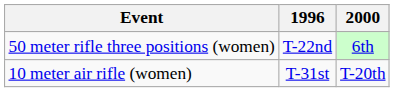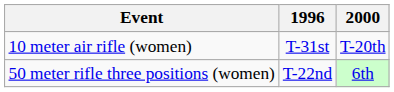rows swapped: (142, 45) <-> (100, 73)
